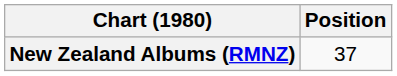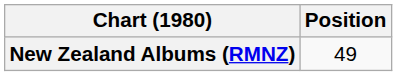(346, 53) 37 -> (346, 53) 49
